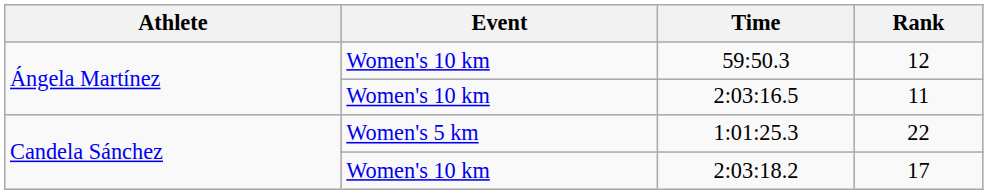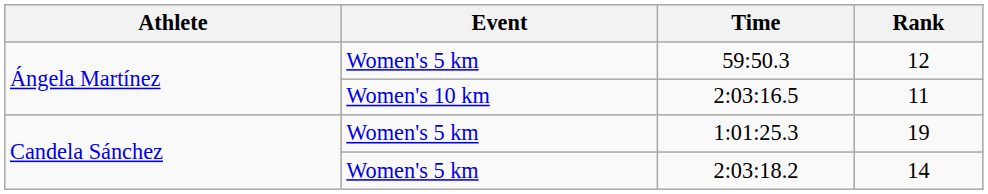(418, 60) Women's 10 km -> (412, 60) Women's 5 km
(918, 133) 22 -> (918, 133) 19
(418, 170) Women's 10 km -> (412, 170) Women's 5 km
(918, 170) 17 -> (918, 170) 14
